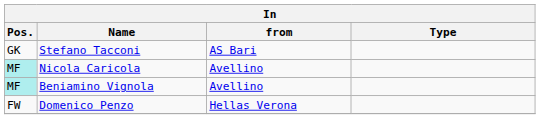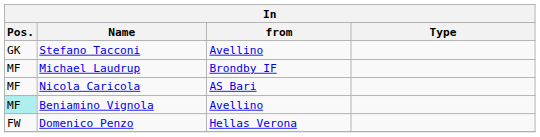(233, 50) AS Bari -> (236, 50) Avellino
+ row: (90, 68)
(14, 68) paleturquoise background -> (14, 86) no background
(236, 68) Avellino -> (233, 86) AS Bari
